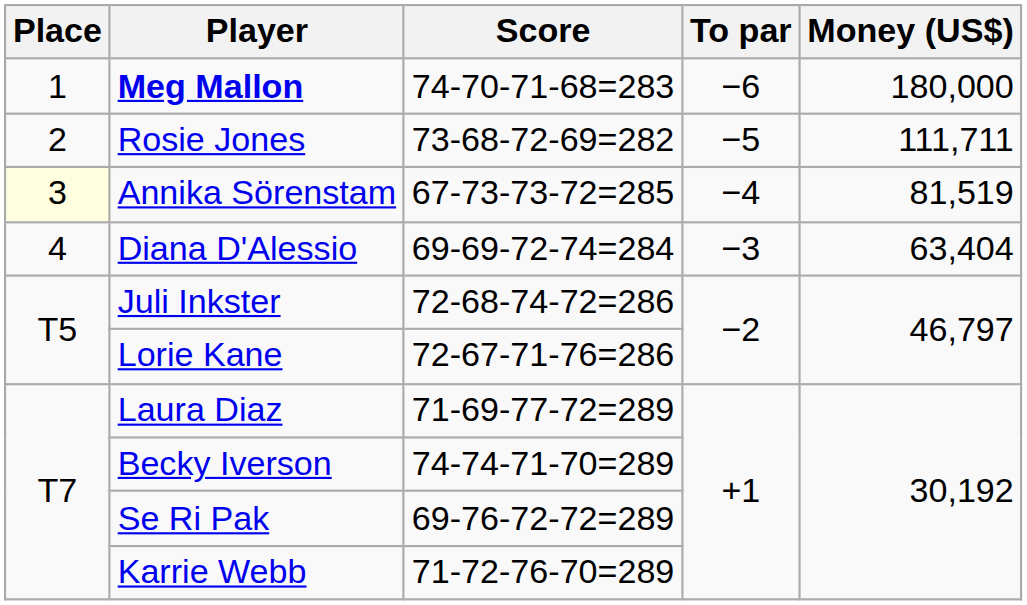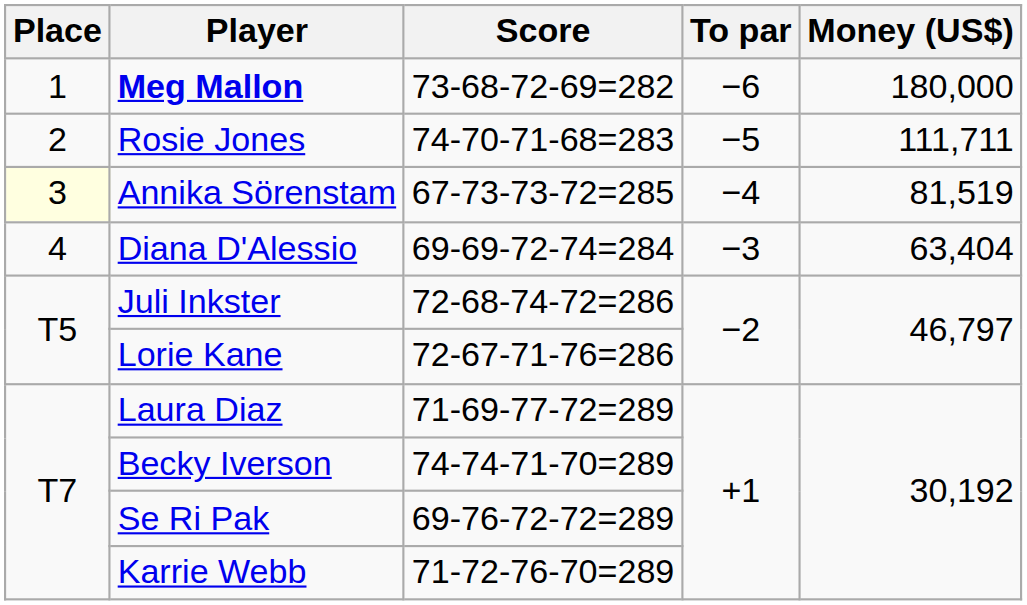(543, 85) 74-70-71-68=283 -> (543, 85) 73-68-72-69=282
(543, 139) 73-68-72-69=282 -> (543, 139) 74-70-71-68=283
